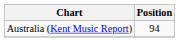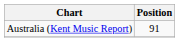(154, 28) 94 -> (154, 28) 91
